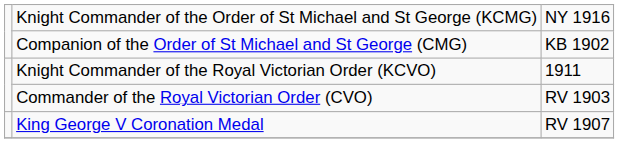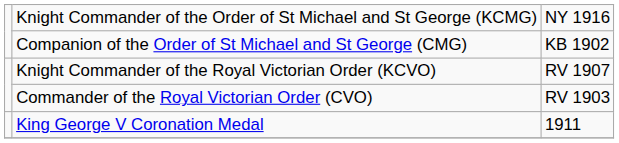(563, 71) 1911 -> (577, 71) RV 1907
(577, 124) RV 1907 -> (563, 124) 1911
